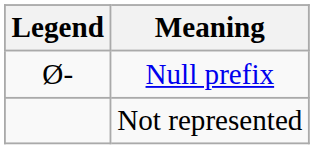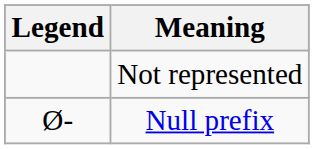rows swapped: (210, 120) <-> (210, 73)
